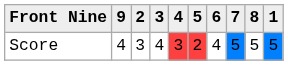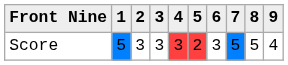columns swapped: (273, 19) <-> (121, 19)
(159, 46) 4 -> (159, 46) 3
(216, 46) 4 -> (216, 46) 3
